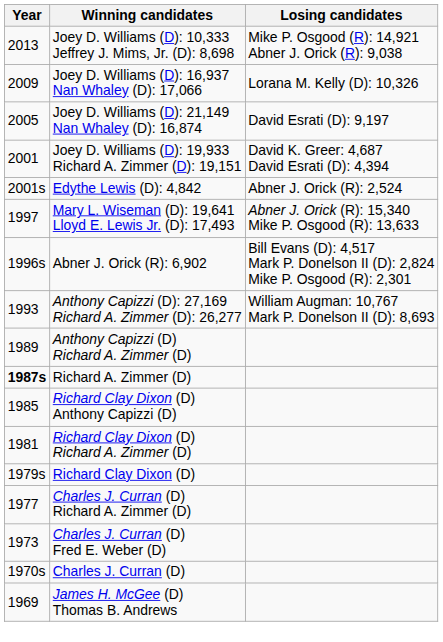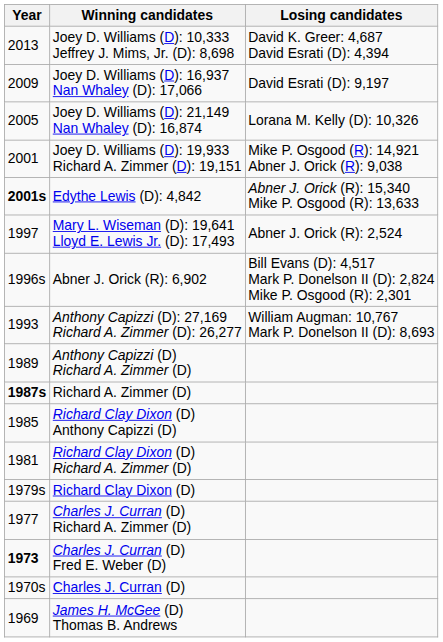(334, 45) Mike P. Osgood (R): 14,921 Abner J. Orick (R): 9,038 -> (319, 45) David K. Greer: 4,687 David Esrati (D): 4,394
(333, 83) Lorana M. Kelly (D): 10,326 -> (319, 83) David Esrati (D): 9,197
(319, 120) David Esrati (D): 9,197 -> (333, 120) Lorana M. Kelly (D): 10,326
(319, 158) David K. Greer: 4,687 David Esrati (D): 4,394 -> (334, 158) Mike P. Osgood (R): 14,921 Abner J. Orick (R): 9,038
(27, 188) normal -> (27, 196) bold
(325, 188) Abner J. Orick (R): 2,524 -> (334, 196) Abner J. Orick (R): 15,340 Mike P. Osgood (R): 13,633
(334, 218) Abner J. Orick (R): 15,340 Mike P. Osgood (R): 13,633 -> (325, 234) Abner J. Orick (R): 2,524
(23, 542) normal -> (23, 558) bold
